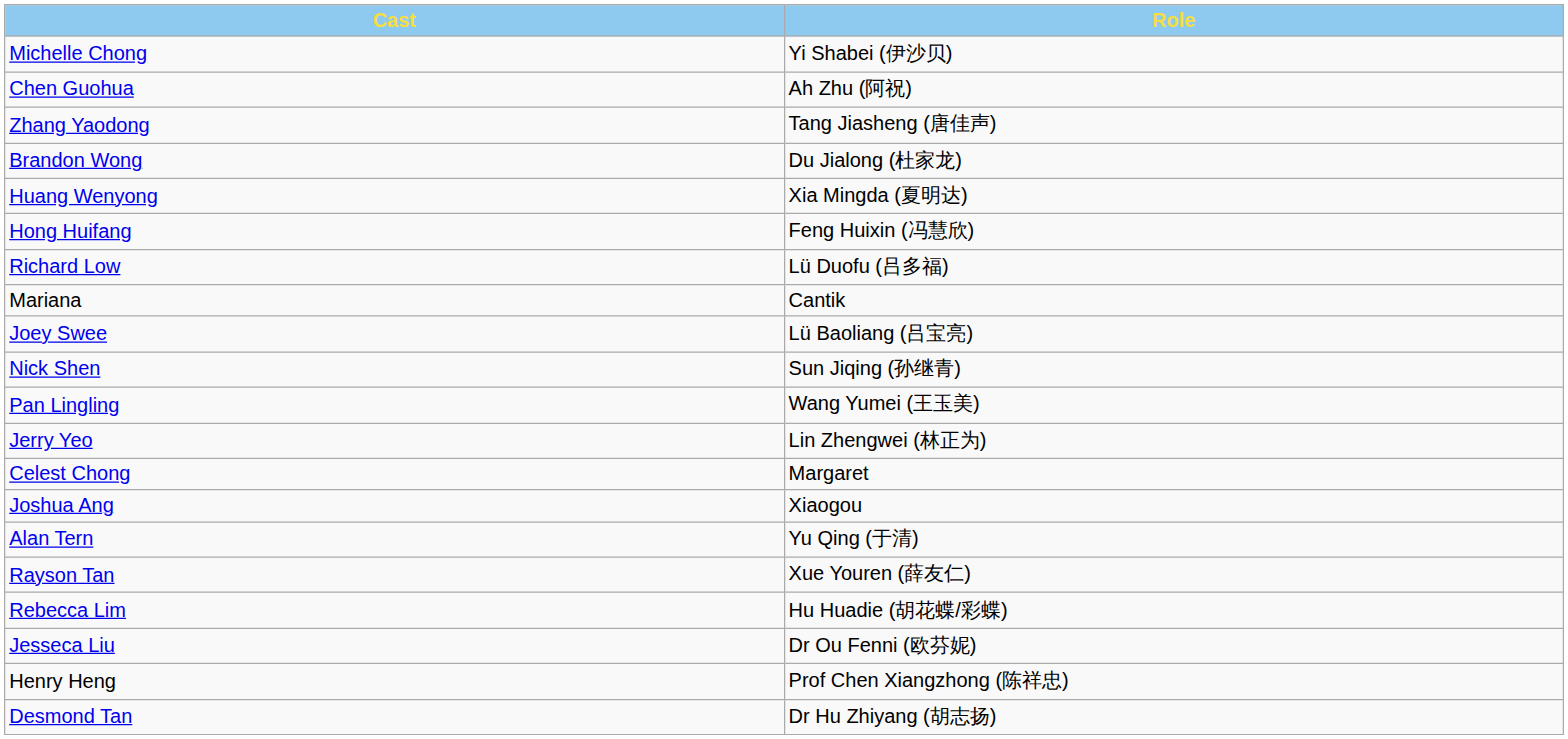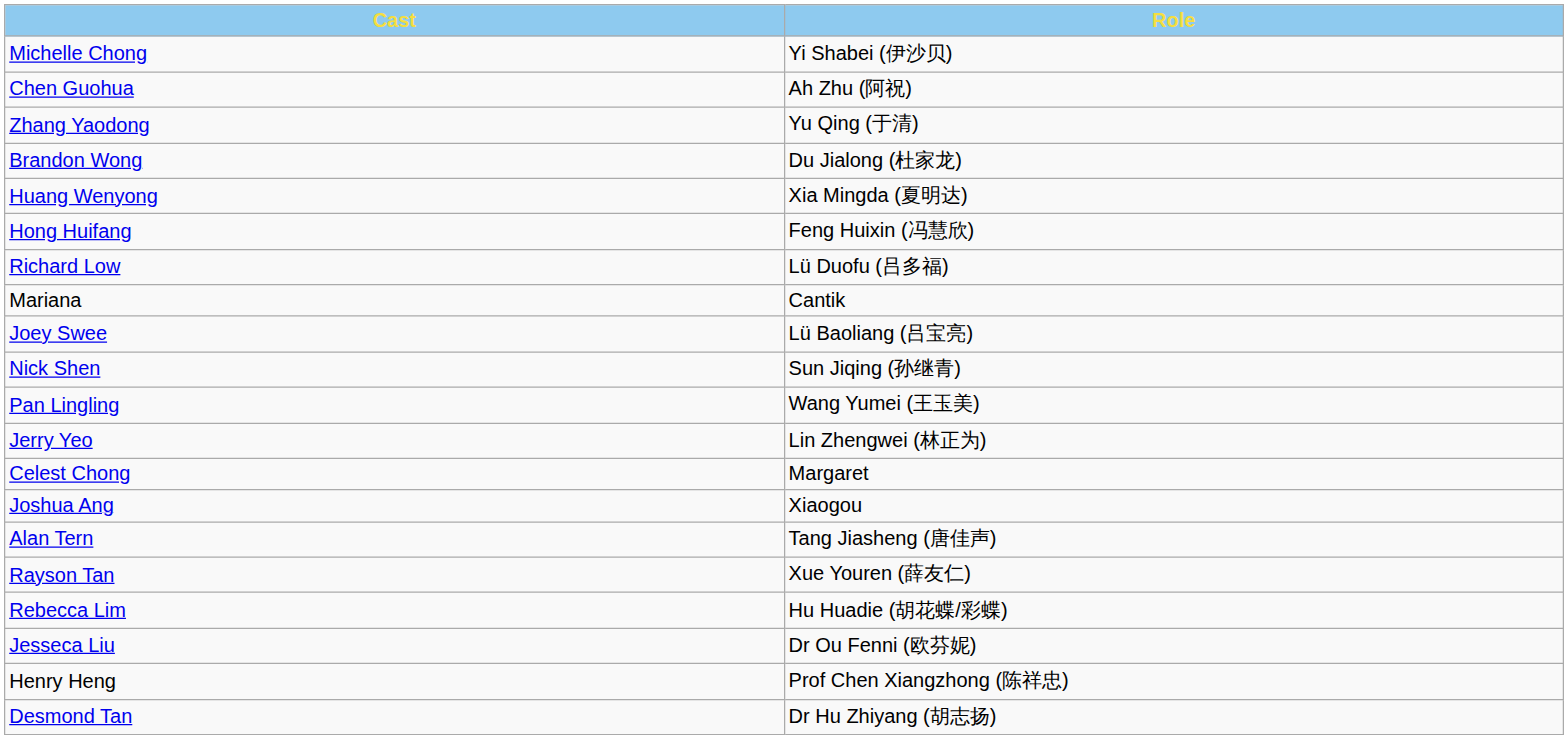(893, 124) Tang Jiasheng (唐佳声) -> (854, 124) Yu Qing (于清)
(854, 538) Yu Qing (于清) -> (893, 538) Tang Jiasheng (唐佳声)
